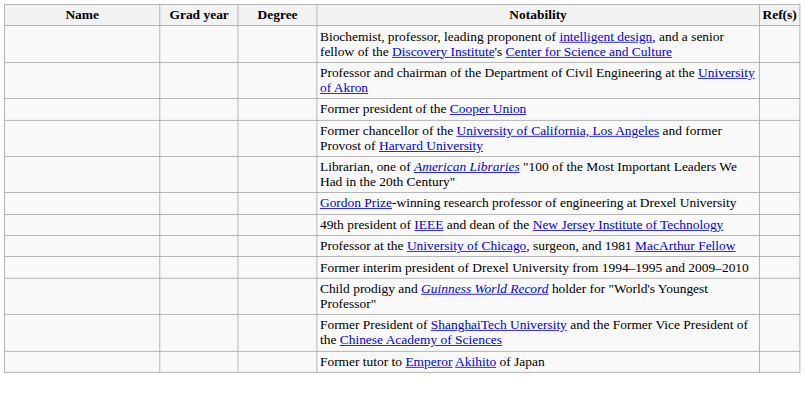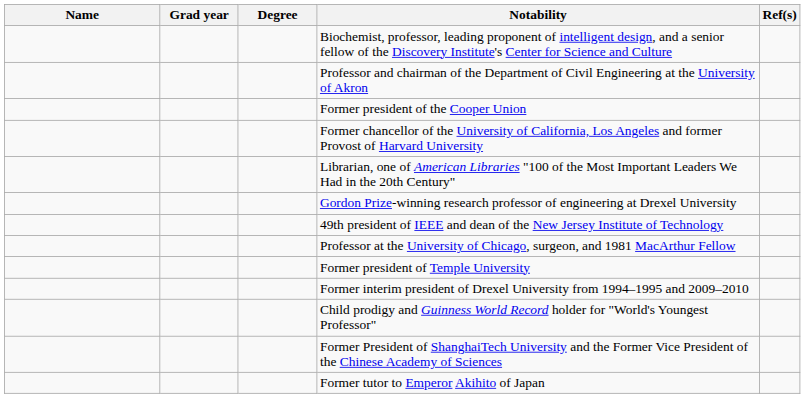+ row: (425, 267)
